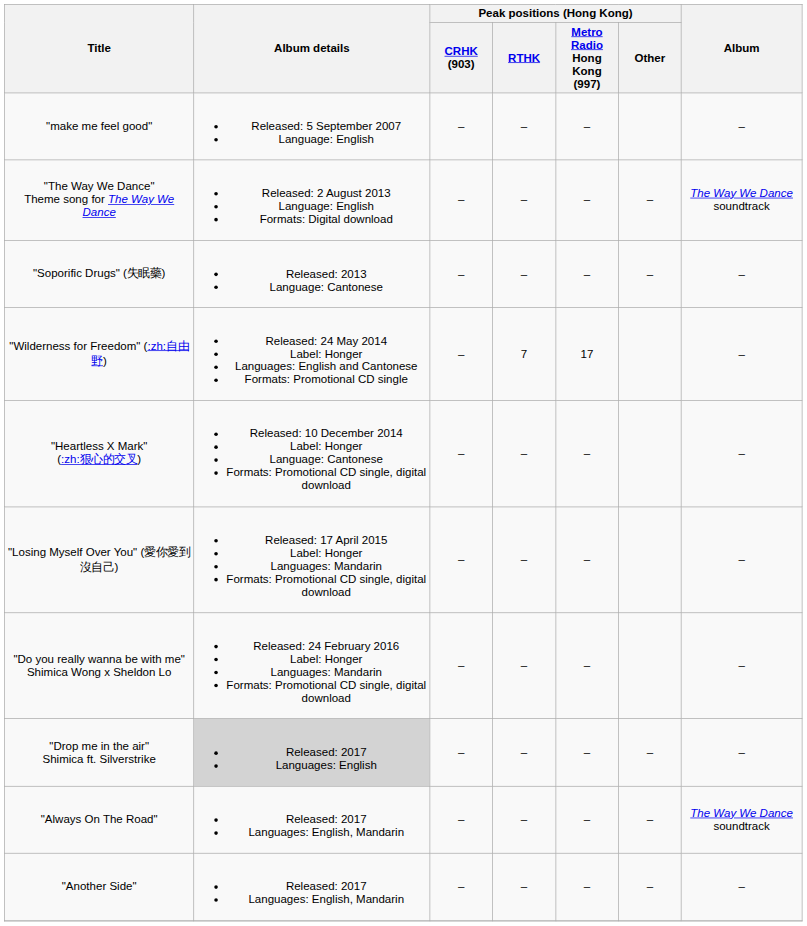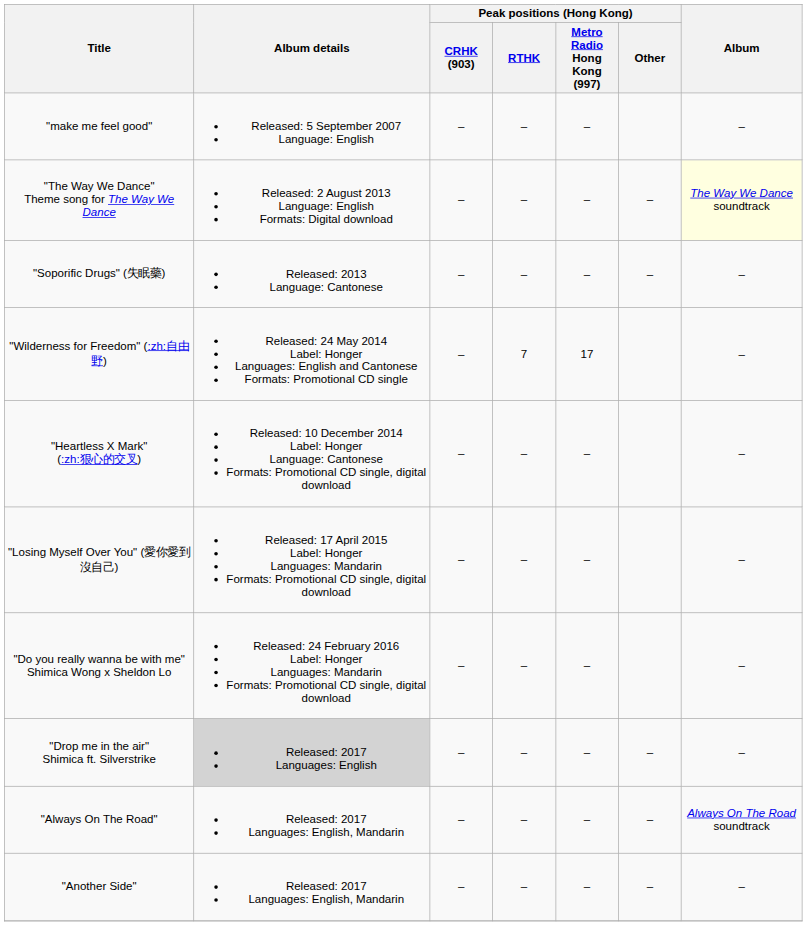(742, 200) no background -> (742, 200) lightyellow background
(742, 819) The Way We Dance soundtrack -> (742, 819) Always On The Road soundtrack
